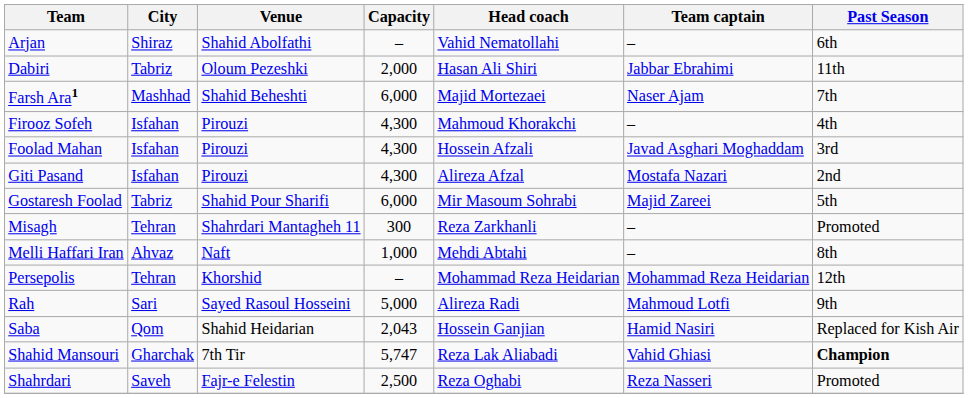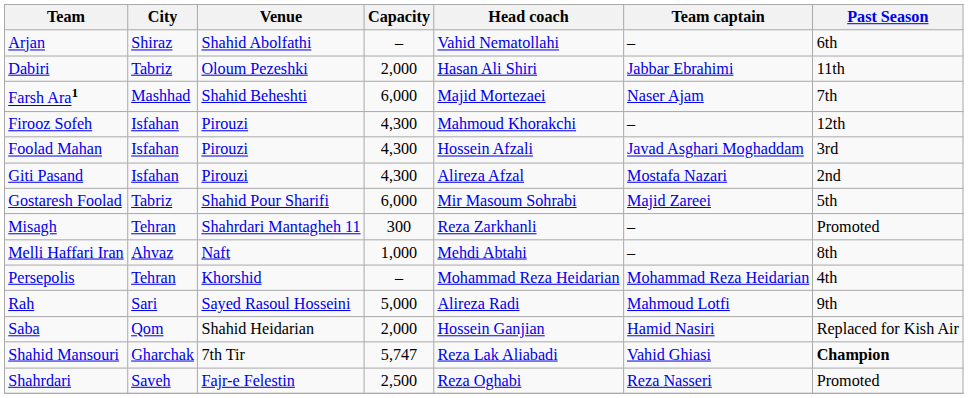(827, 124) 4th -> (831, 124) 12th
(831, 277) 12th -> (827, 277) 4th
(399, 329) 2,043 -> (399, 329) 2,000
